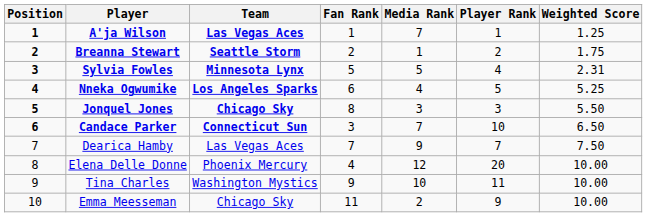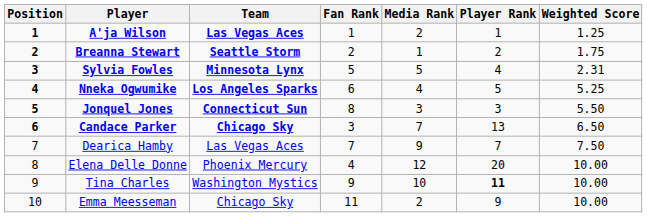(419, 33) 7 -> (419, 33) 2
(255, 108) Chicago Sky -> (255, 108) Connecticut Sun
(255, 127) Connecticut Sun -> (255, 127) Chicago Sky
(498, 127) 10 -> (498, 127) 13
(498, 184) normal -> (498, 184) bold
